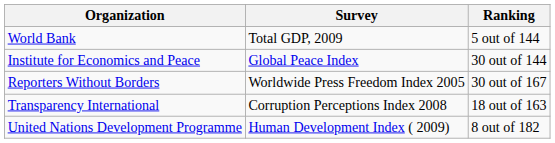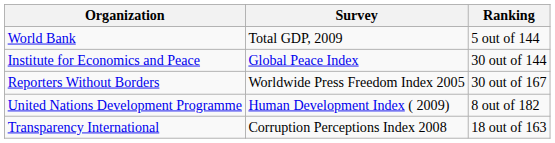rows swapped: (83, 104) <-> (125, 127)
